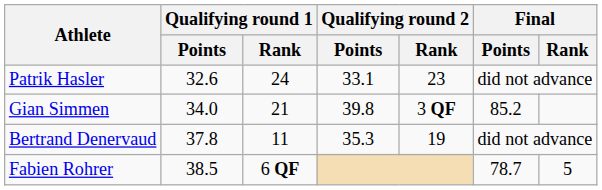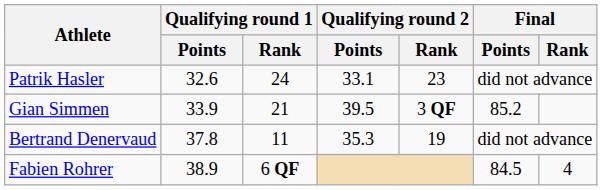(202, 109) 34.0 -> (202, 109) 33.9
(358, 109) 39.8 -> (358, 109) 39.5
(202, 169) 38.5 -> (202, 169) 38.9
(506, 169) 78.7 -> (506, 169) 84.5
(567, 169) 5 -> (567, 169) 4
